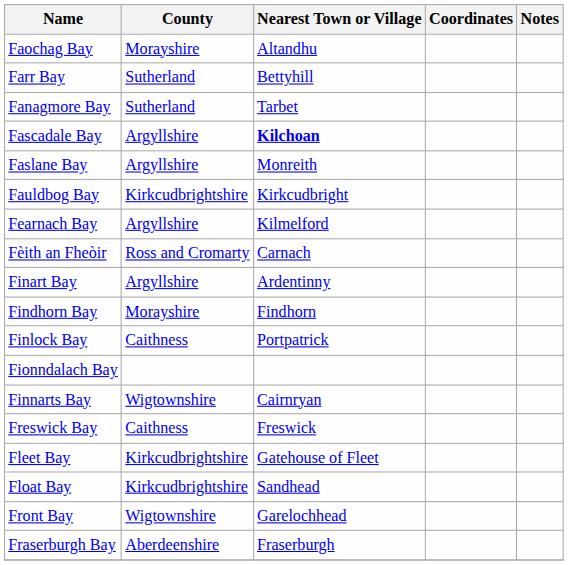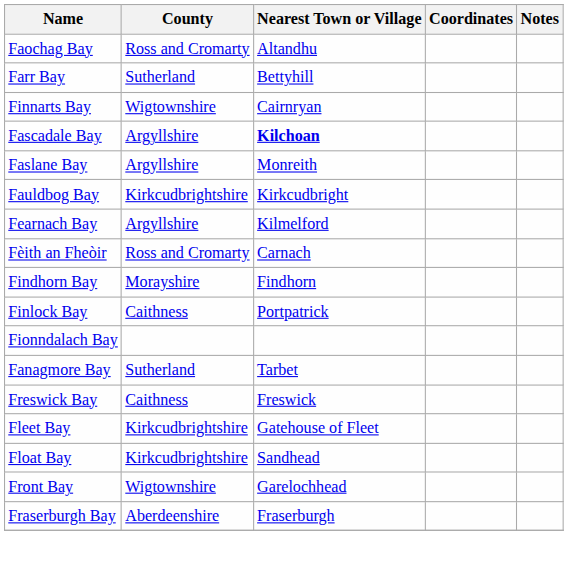(162, 48) Morayshire -> (187, 48) Ross and Cromarty
rows swapped: (59, 106) <-> (50, 399)
- row: (42, 282)
